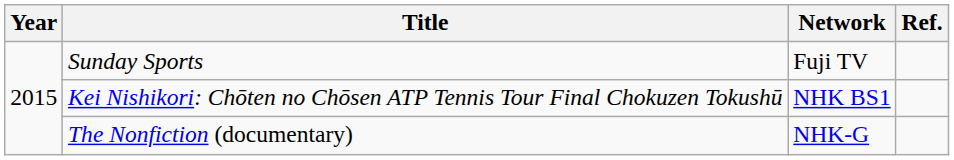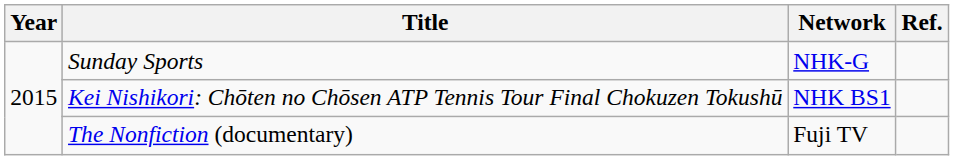(831, 60) Fuji TV -> (831, 60) NHK-G
(831, 135) NHK-G -> (831, 135) Fuji TV
